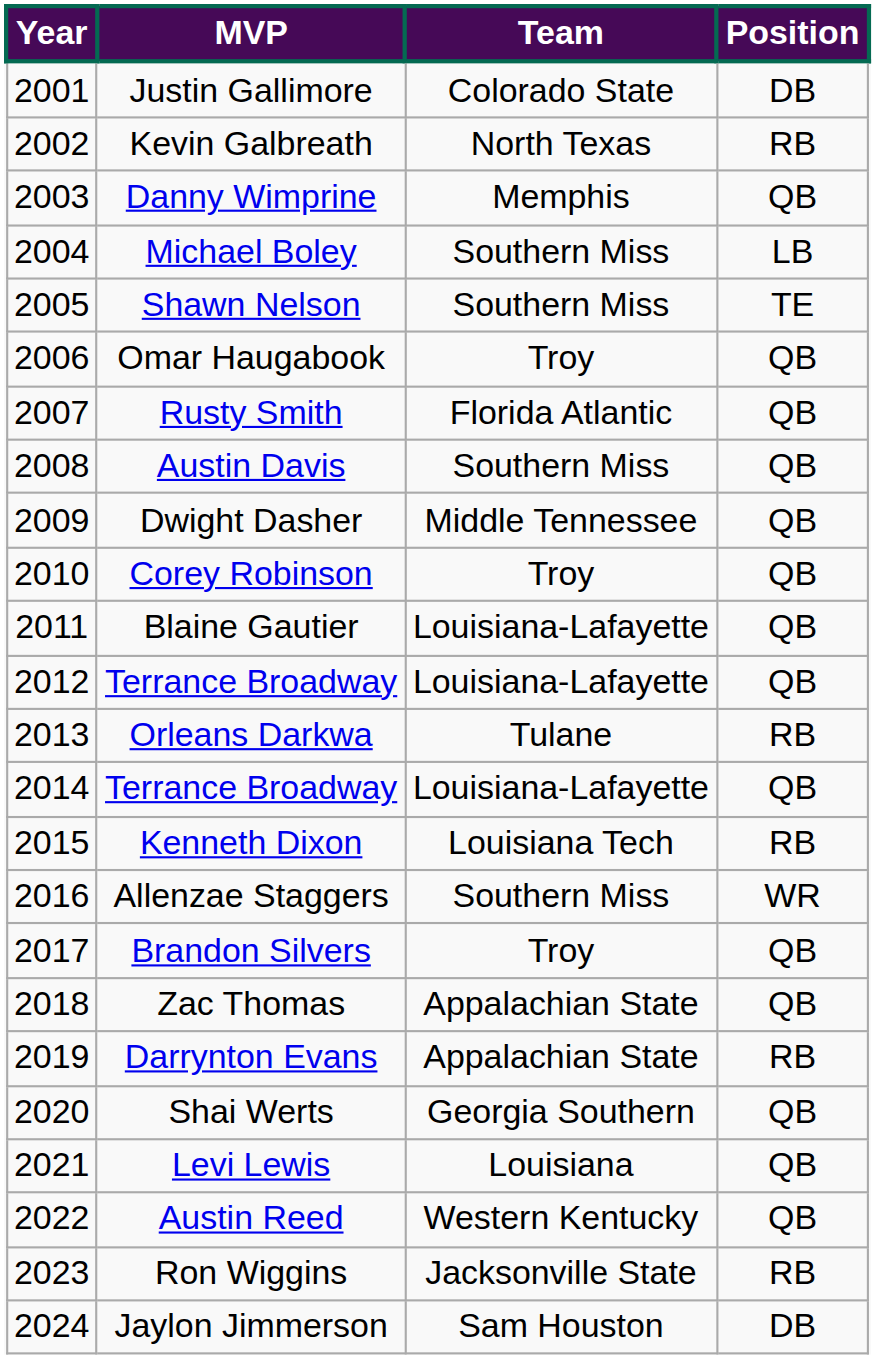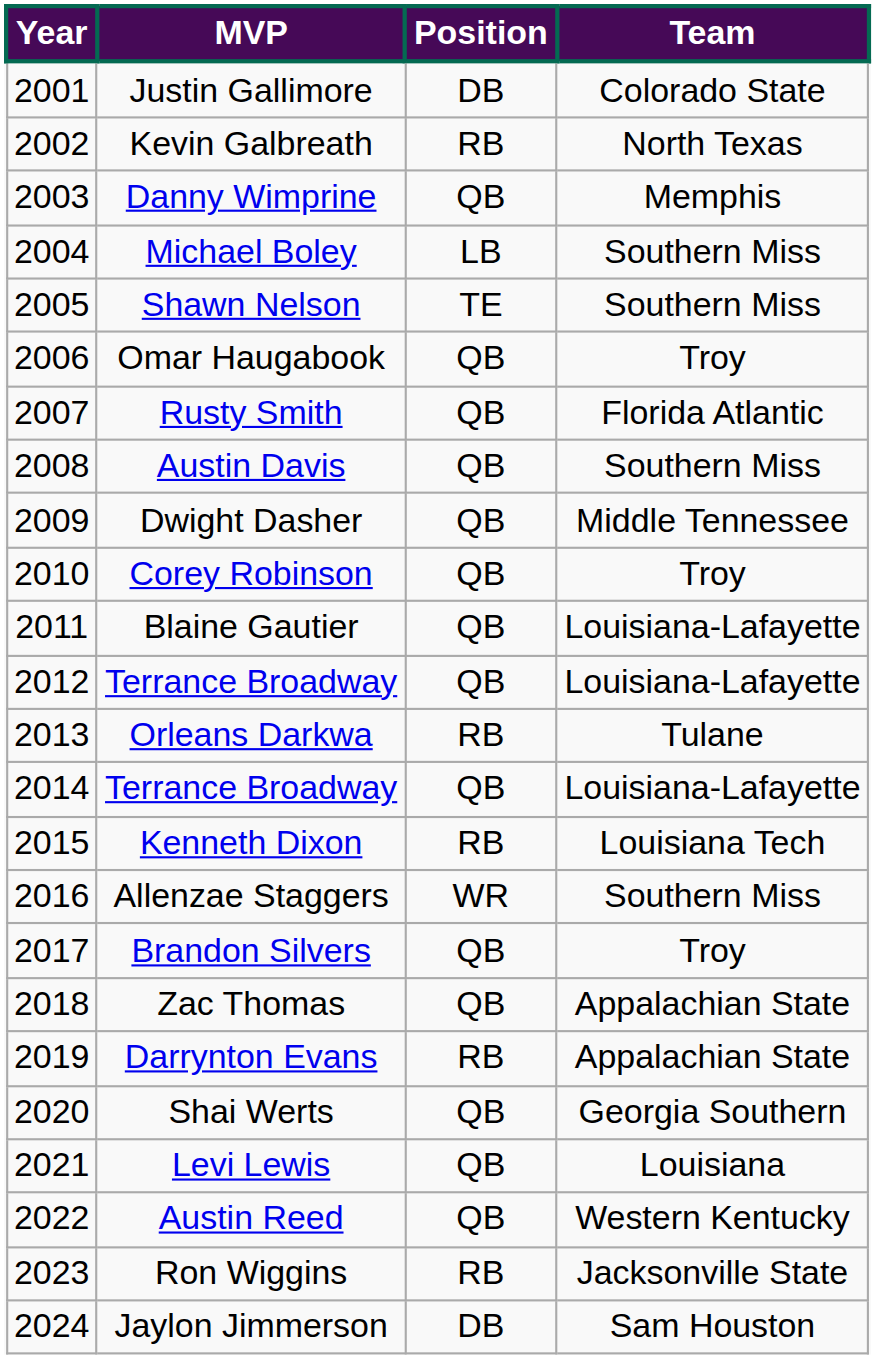columns swapped: (561, 33) <-> (793, 33)
